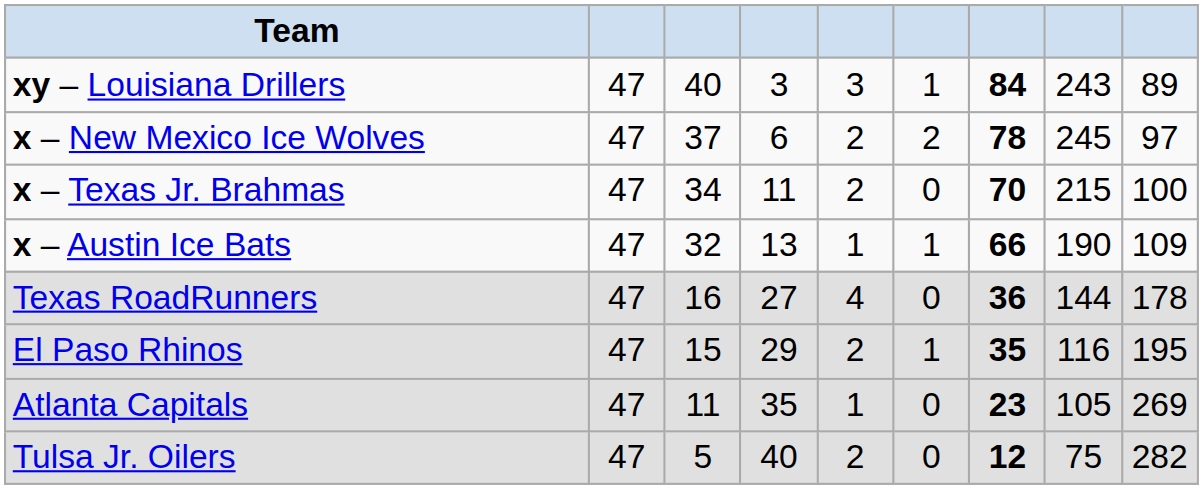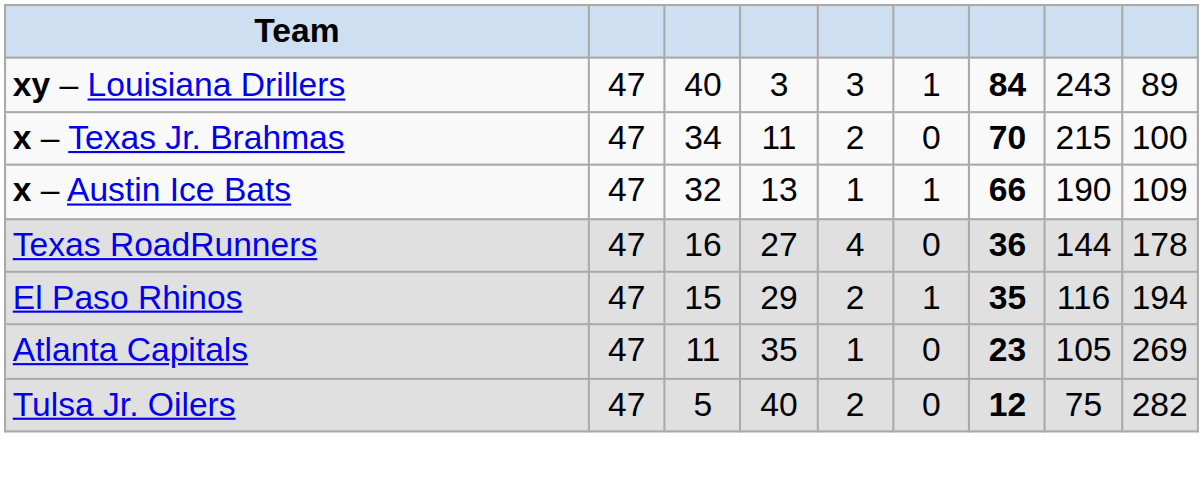- row: (219, 137)
(1160, 350) 195 -> (1160, 297) 194
